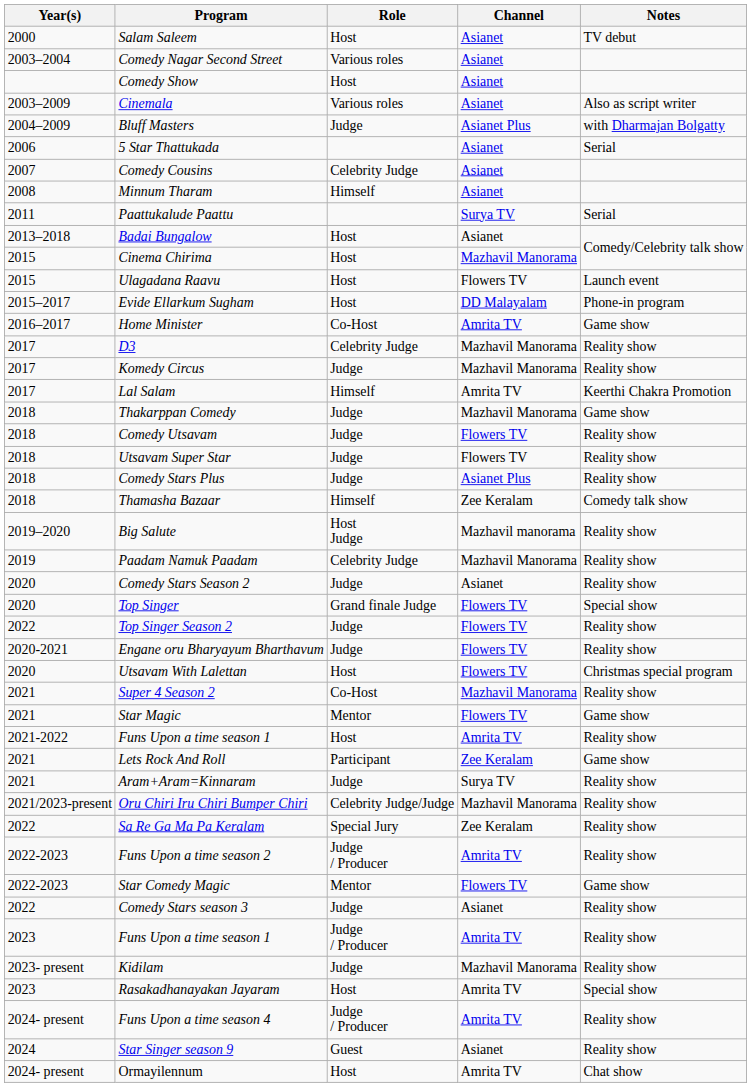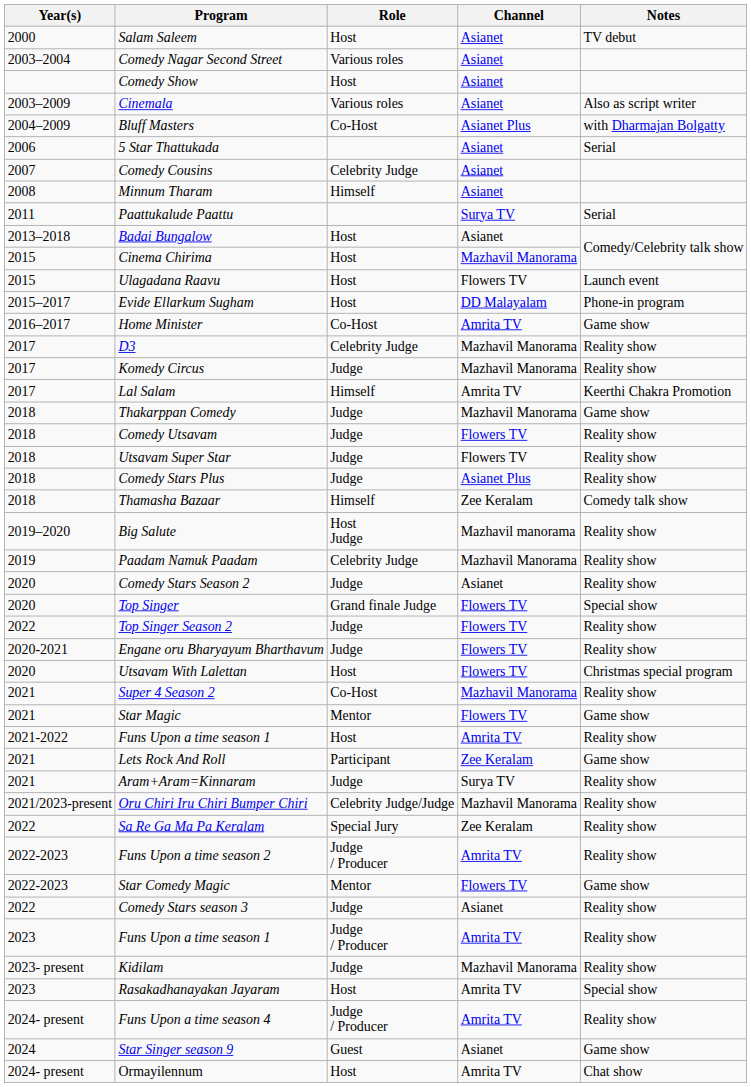(346, 125) Judge -> (354, 125) Co-Host
(620, 1049) Reality show -> (616, 1049) Game show
